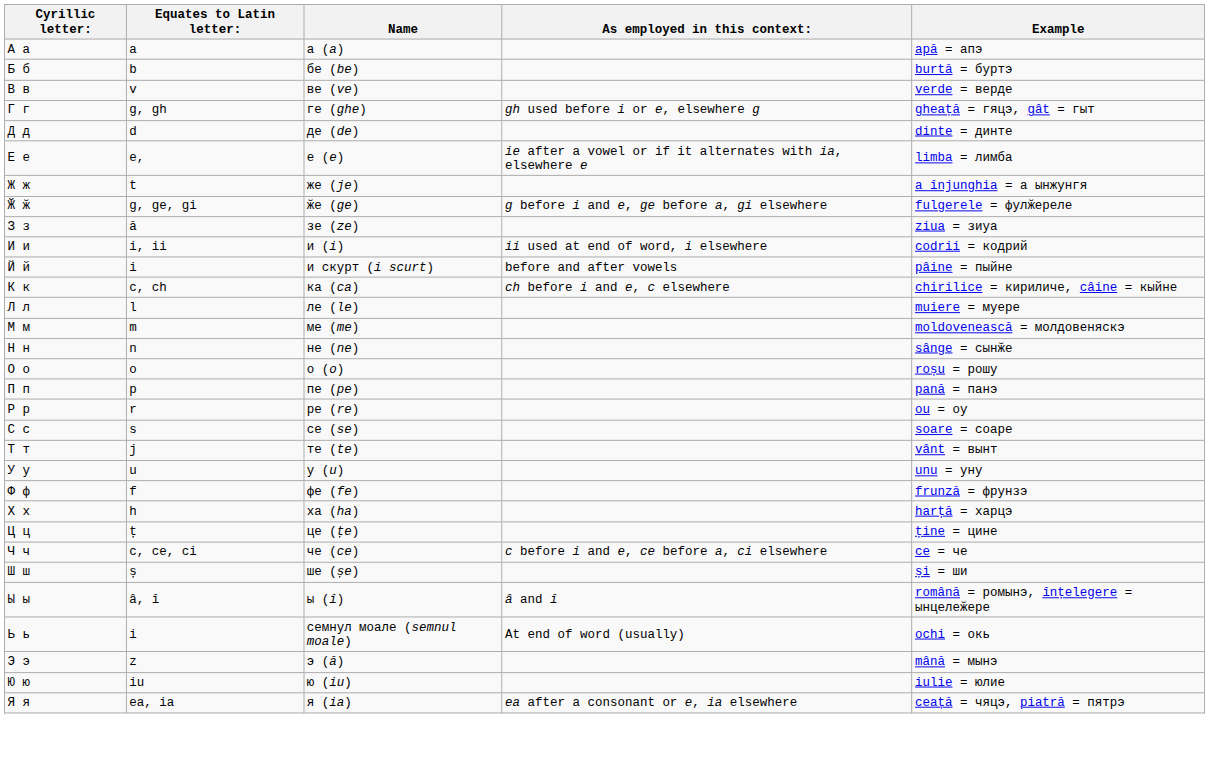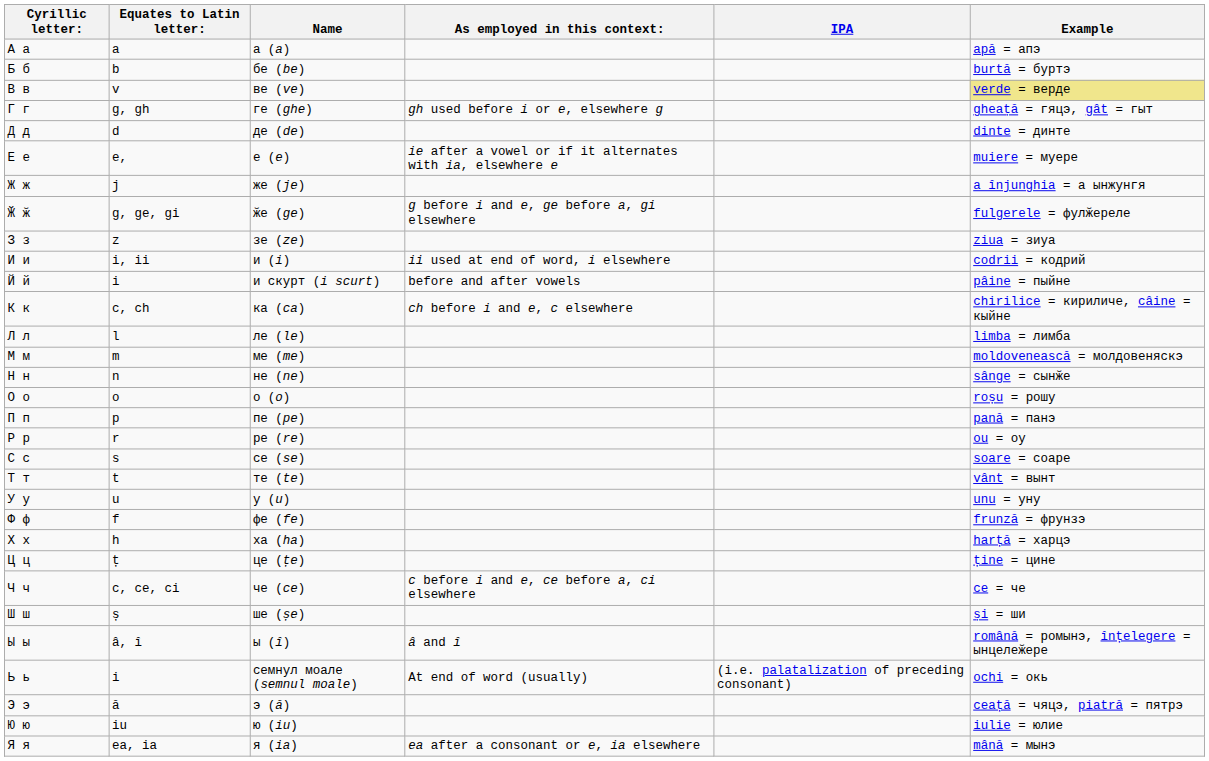+ column: (842, 29)
(964, 90) no background -> (1022, 90) khaki background
(964, 158) limba = лимба -> (1026, 158) muiere = муере
(133, 186) t -> (116, 186) j
(133, 227) ă -> (116, 241) z
(967, 308) muiere = муере -> (1022, 337) limba = лимба
(133, 450) j -> (116, 479) t
(133, 662) z -> (116, 705) ă
(956, 662) mână = мынэ -> (1078, 705) ceață = чяцэ, piatră = пятрэ
(1020, 703) ceață = чяцэ, piatră = пятрэ -> (1014, 746) mână = мынэ
